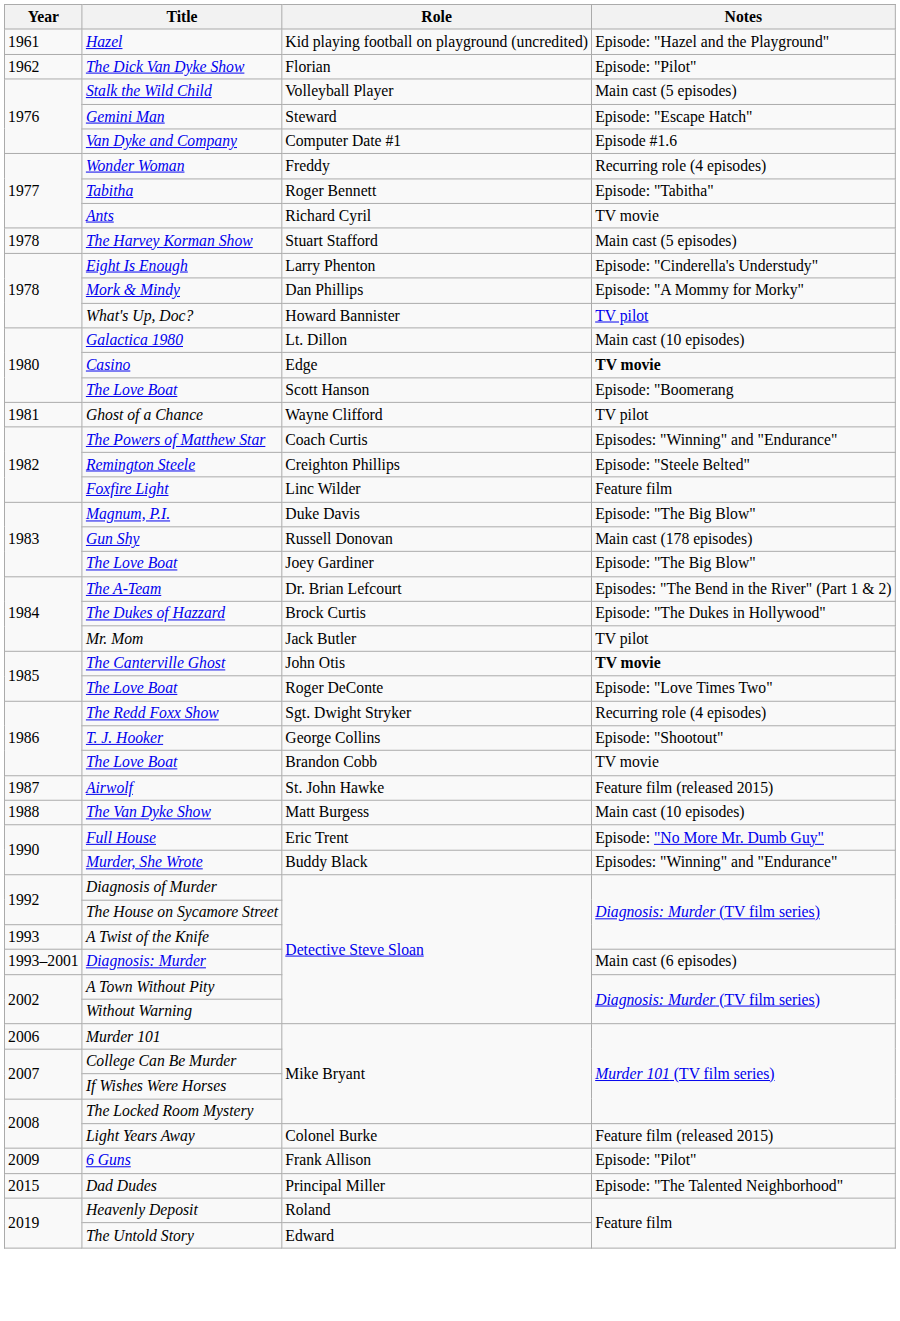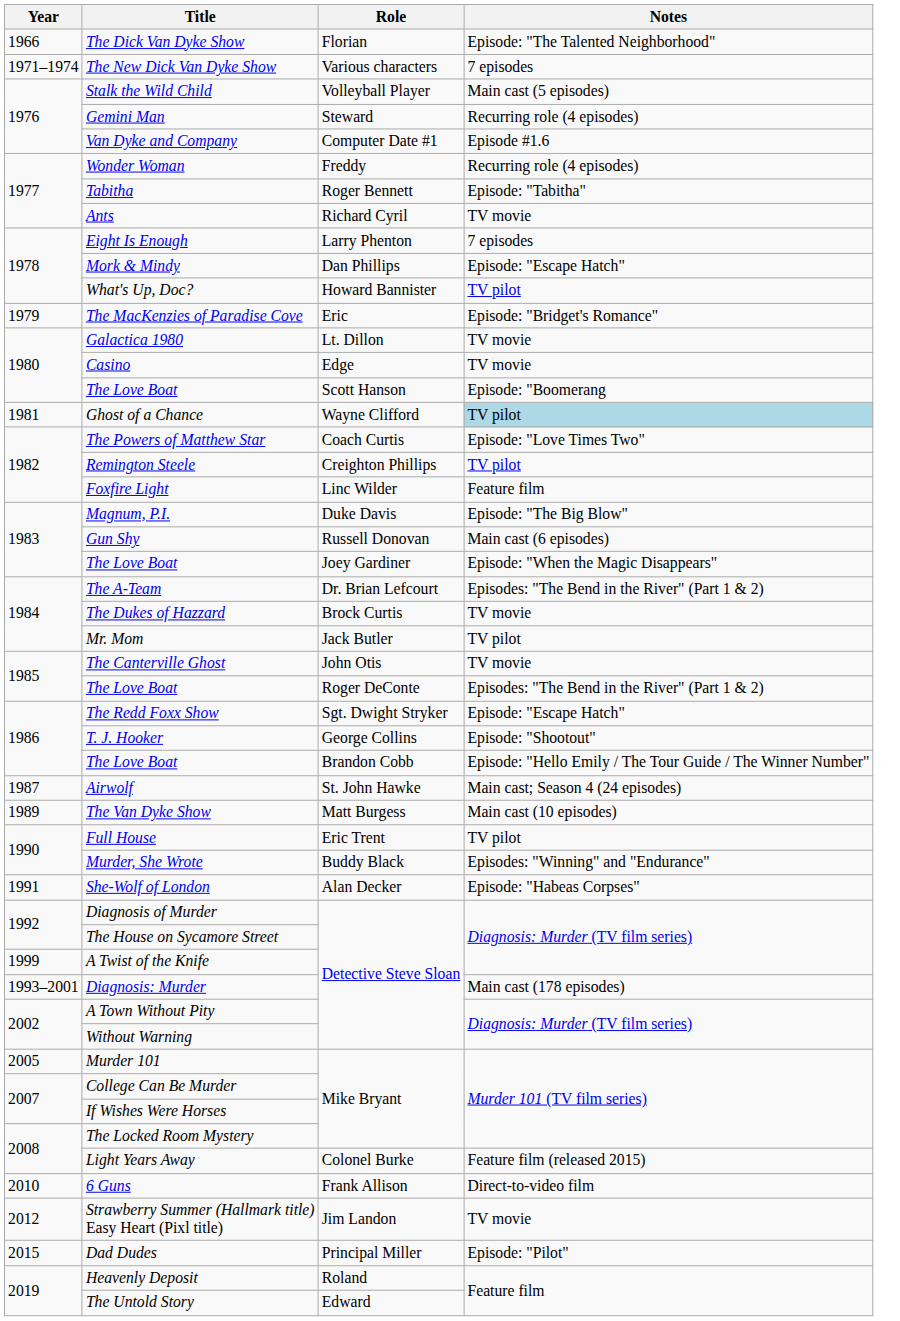- row: (104, 41)
(24, 66) 1962 -> (24, 41) 1966
(646, 66) Episode: "Pilot" -> (591, 41) Episode: "The Talented Neighborhood"
+ row: (181, 66)
(674, 116) Episode: "Escape Hatch" -> (553, 116) Recurring role (4 episodes)
- row: (169, 240)
(707, 265) Episode: "Cinderella's Understudy" -> (500, 240) 7 episodes
(700, 290) Episode: "A Mommy for Morky" -> (546, 265) Episode: "Escape Hatch"
+ row: (194, 315)
(670, 340) Main cast (10 episodes) -> (499, 340) TV movie
(628, 365) bold -> (499, 365) normal
(622, 414) no background -> (494, 414) lightblue background
(716, 439) Episodes: "Winning" and "Endurance" -> (556, 439) Episode: "Love Times Two"
(673, 464) Episode: "Steele Belted" -> (494, 464) TV pilot
(674, 539) Main cast (178 episodes) -> (538, 539) Main cast (6 episodes)
(675, 564) Episode: "The Big Blow" -> (592, 564) Episode: "When the Magic Disappears"
(710, 613) Episode: "The Dukes in Hollywood" -> (499, 613) TV movie
(628, 663) bold -> (499, 663) normal
(684, 688) Episode: "Love Times Two" -> (616, 688) Episodes: "The Bend in the River" (Part 1 & 2)
(681, 713) Recurring role (4 episodes) -> (546, 713) Episode: "Escape Hatch"
(627, 762) TV movie -> (668, 762) Episode: "Hello Emily / The Tour Guide / The Winner Number"
(684, 787) Feature film (released 2015) -> (574, 787) Main cast; Season 4 (24 episodes)
(24, 812) 1988 -> (24, 812) 1989
(710, 837) Episode: "No More Mr. Dumb Guy" -> (494, 837) TV pilot
+ row: (148, 887)
(24, 937) 1993 -> (24, 961) 1999
(666, 961) Main cast (6 episodes) -> (546, 986) Main cast (178 episodes)
(24, 1036) 2006 -> (24, 1061) 2005
(24, 1160) 2009 -> (24, 1185) 2010
(646, 1160) Episode: "Pilot" -> (531, 1185) Direct-to-video film
+ row: (200, 1219)
(719, 1185) Episode: "The Talented Neighborhood" -> (518, 1253) Episode: "Pilot"
